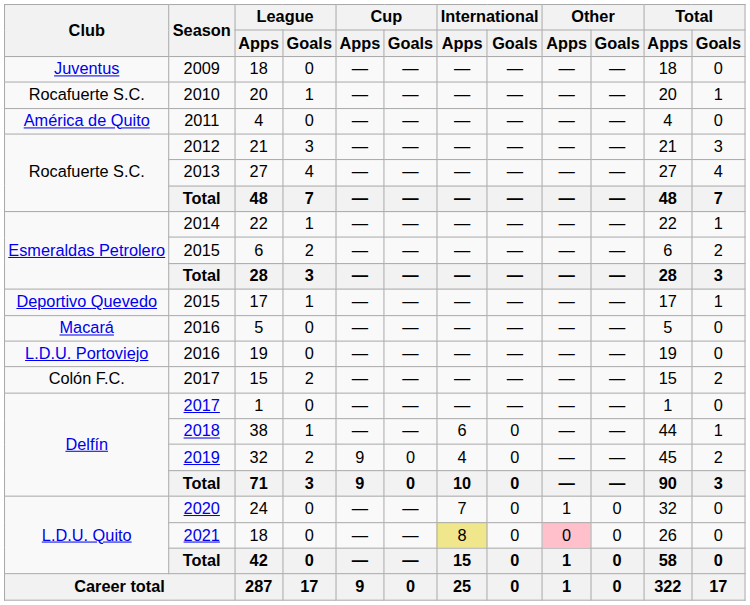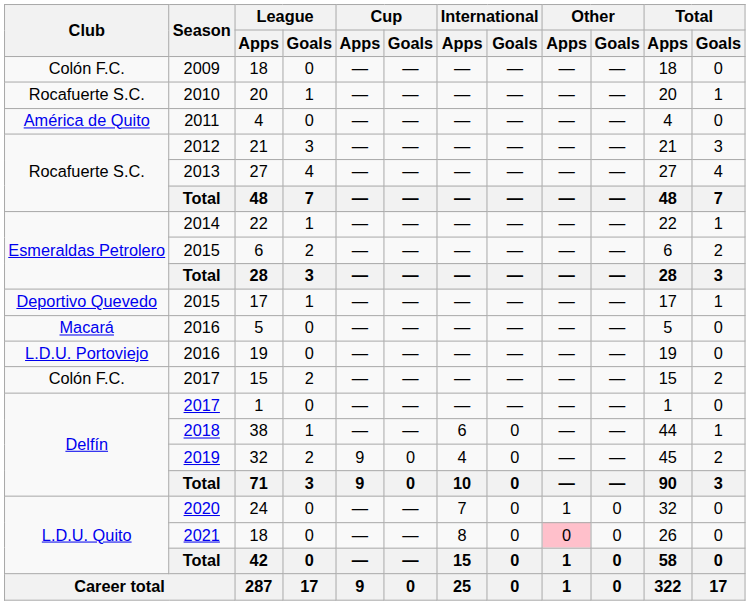(87, 69) Juventus -> (87, 69) Colón F.C.
(462, 535) khaki background -> (462, 535) no background
